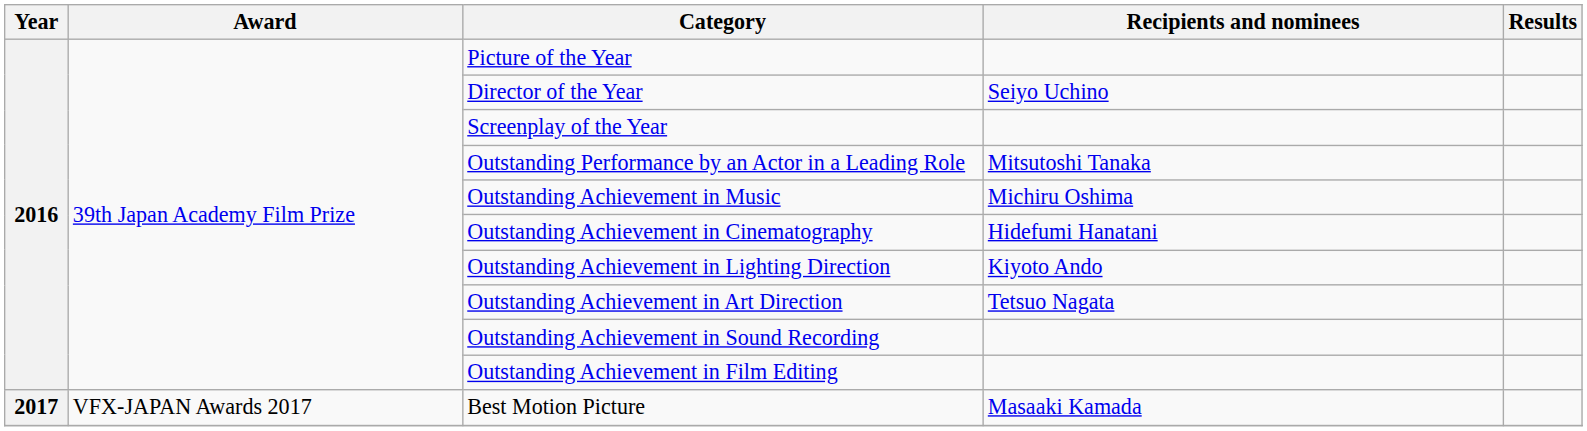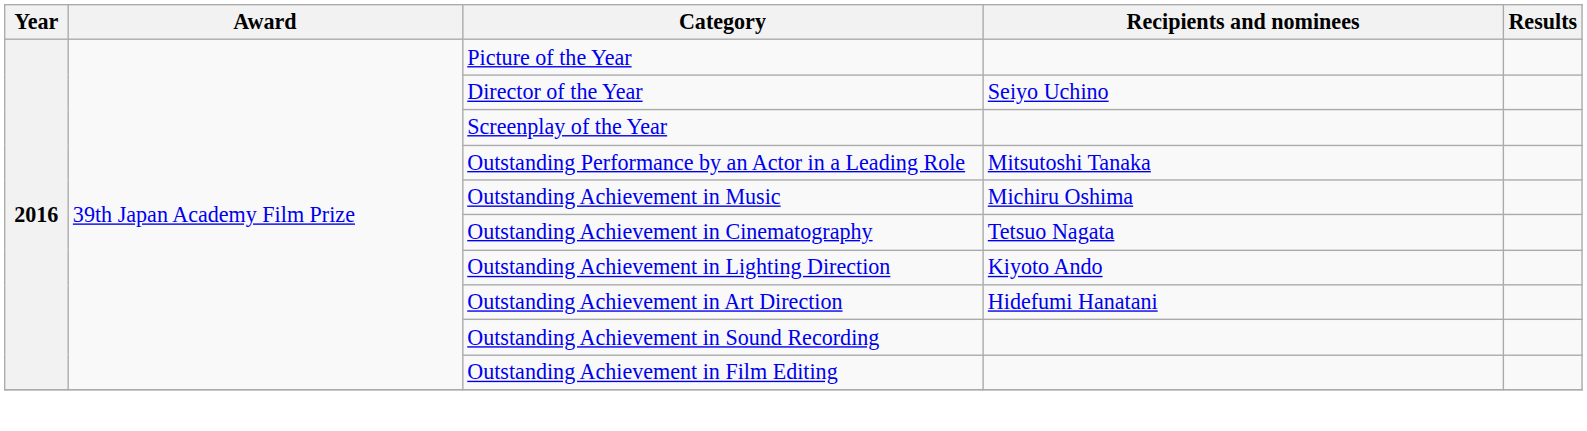(1073, 232) Hidefumi Hanatani -> (1051, 232) Tetsuo Nagata
(1051, 302) Tetsuo Nagata -> (1073, 302) Hidefumi Hanatani
- row: (556, 407)
